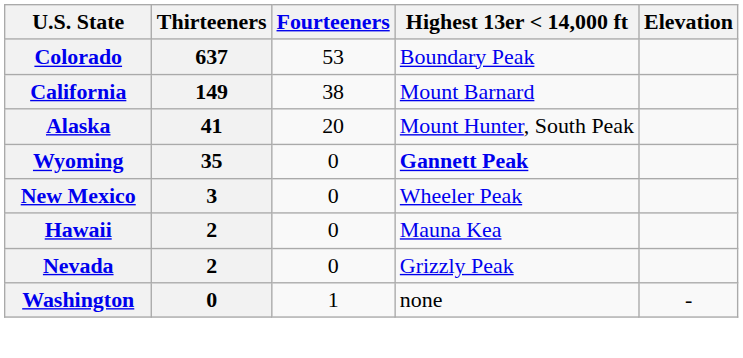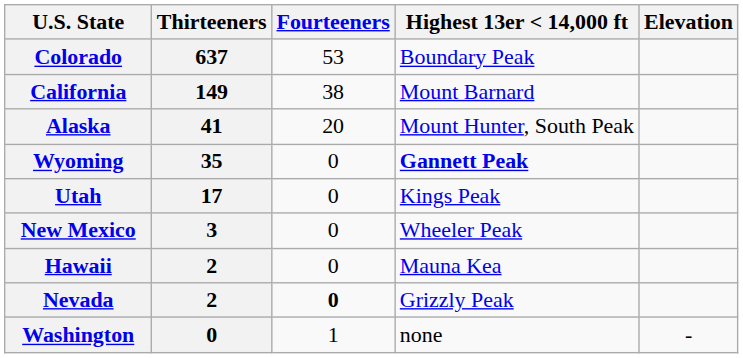+ row: (78, 195)
(333, 265) normal -> (333, 299) bold
